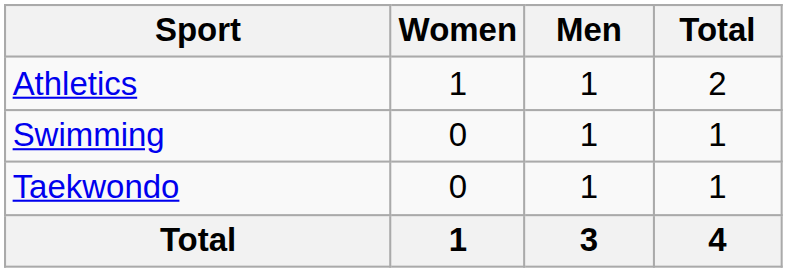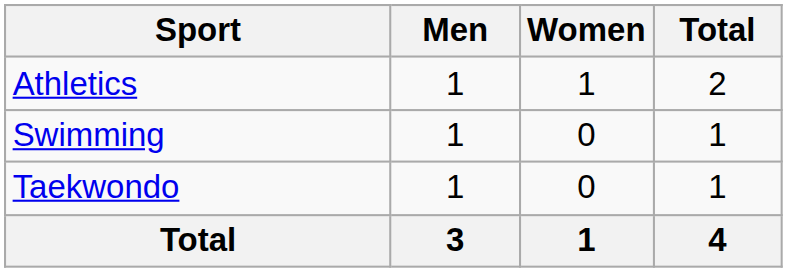columns swapped: (589, 30) <-> (458, 30)
